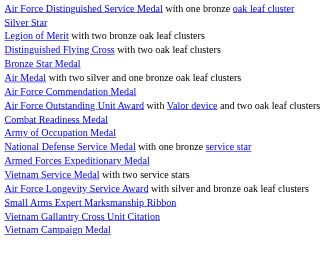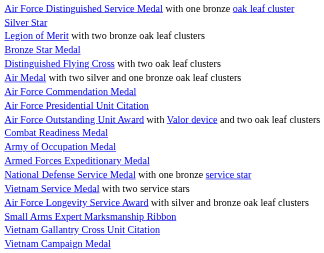rows swapped: (113, 50) <-> (42, 64)
+ row: (77, 105)
rows swapped: (128, 147) <-> (77, 161)
